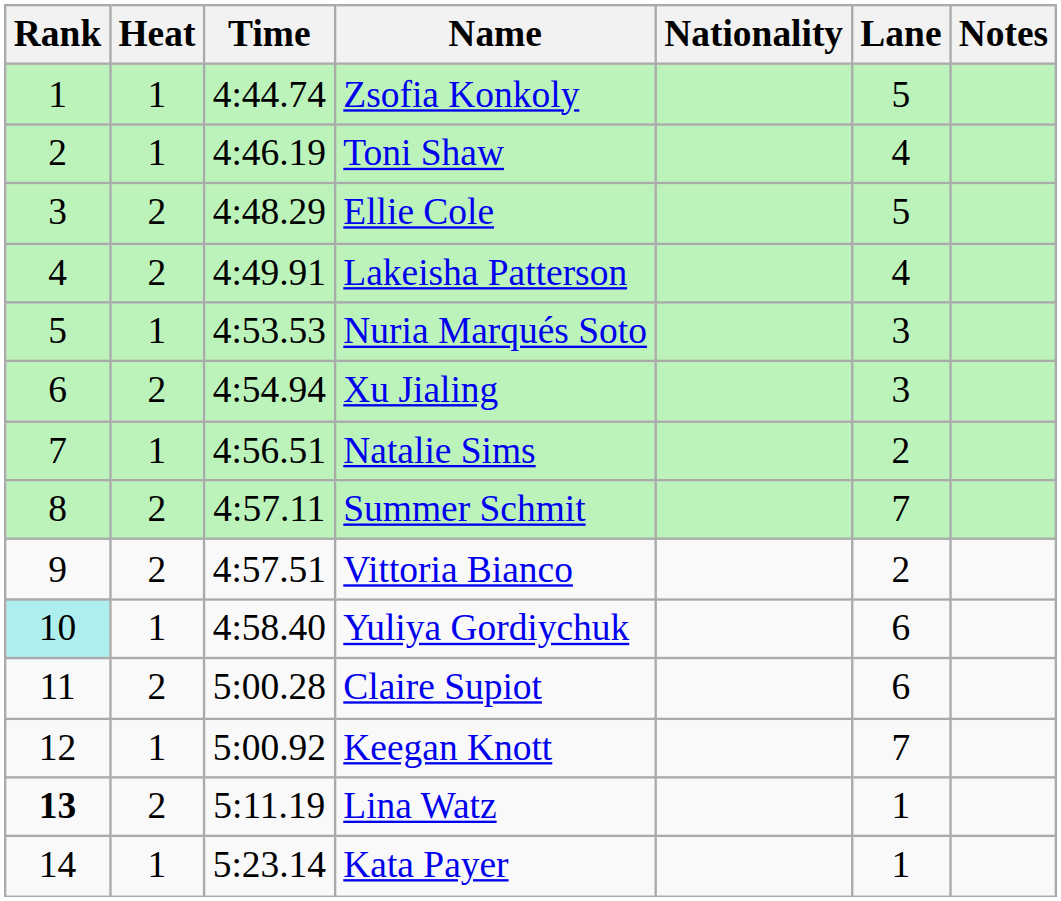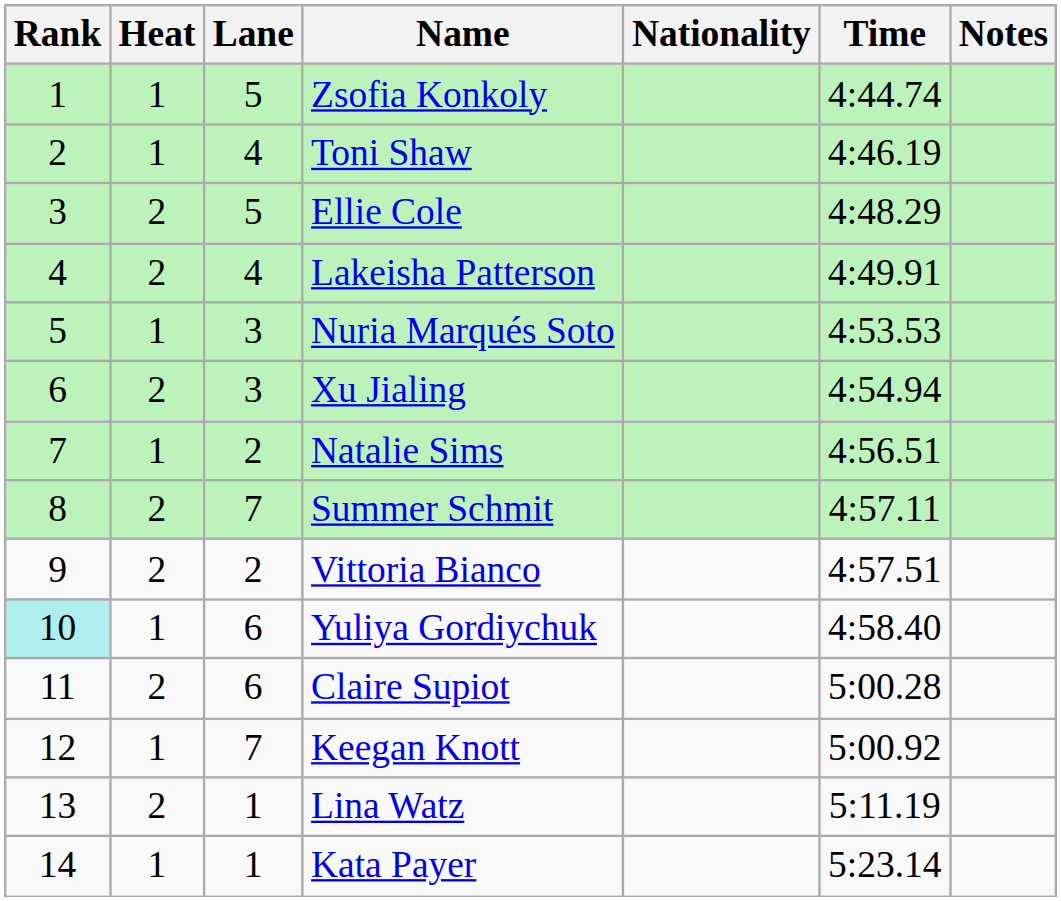columns swapped: (901, 34) <-> (269, 34)
(57, 806) bold -> (57, 806) normal
